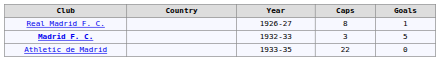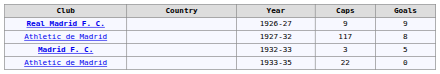(66, 24) normal -> (66, 24) bold
(345, 24) 8 -> (345, 24) 9
(405, 24) 1 -> (405, 24) 9
+ row: (276, 37)
